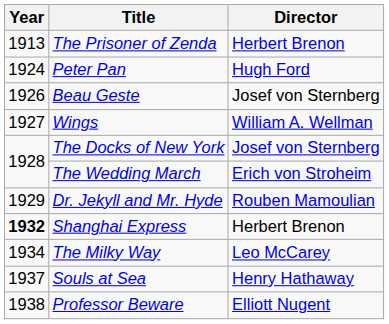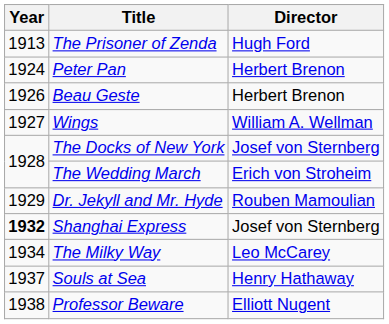(288, 43) Herbert Brenon -> (271, 43) Hugh Ford
(271, 69) Hugh Ford -> (288, 69) Herbert Brenon
(306, 95) Josef von Sternberg -> (288, 95) Herbert Brenon
(288, 226) Herbert Brenon -> (306, 226) Josef von Sternberg
